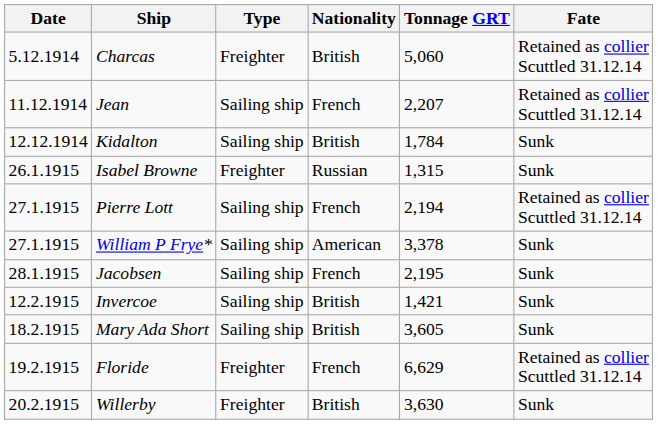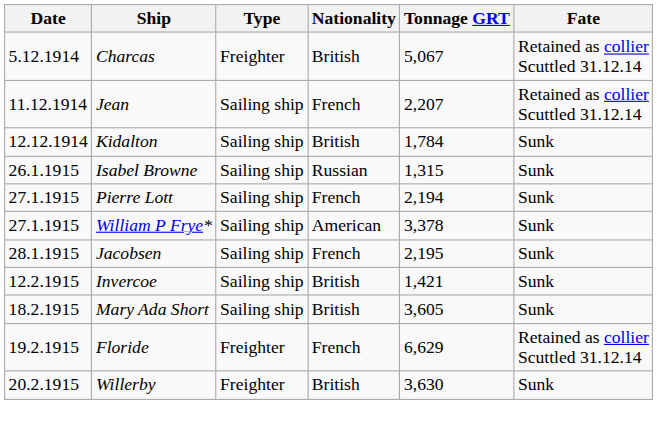(424, 56) 5,060 -> (424, 56) 5,067
(252, 169) Freighter -> (262, 169) Sailing ship
(583, 207) Retained as collier Scuttled 31.12.14 -> (536, 197) Sunk
